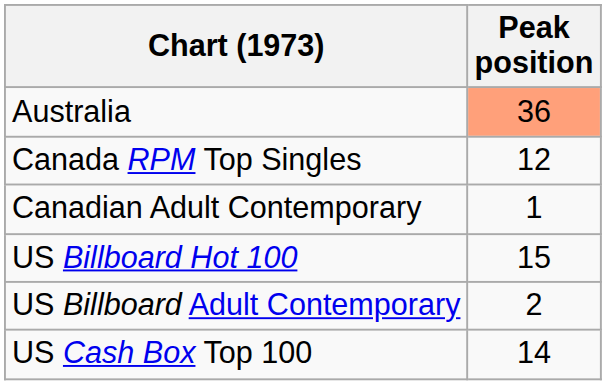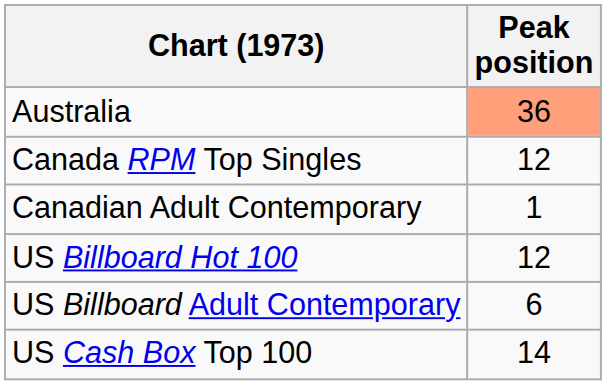(534, 256) 15 -> (534, 256) 12
(534, 305) 2 -> (534, 305) 6
